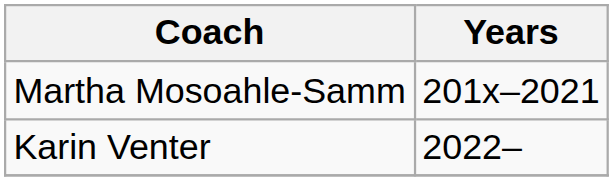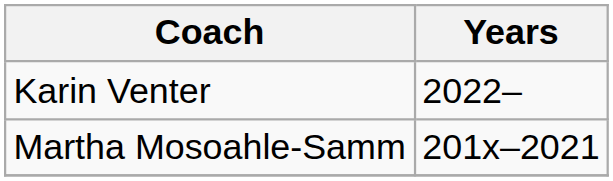rows swapped: (210, 89) <-> (112, 146)
